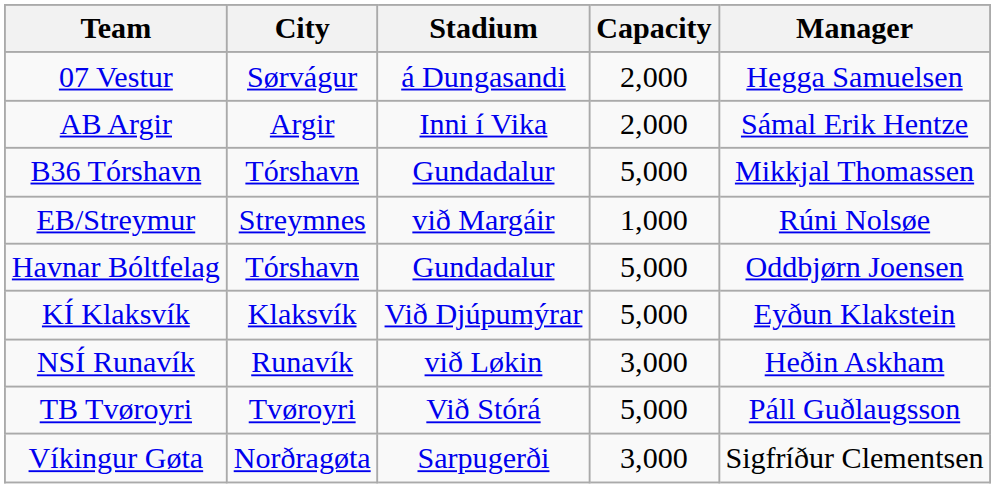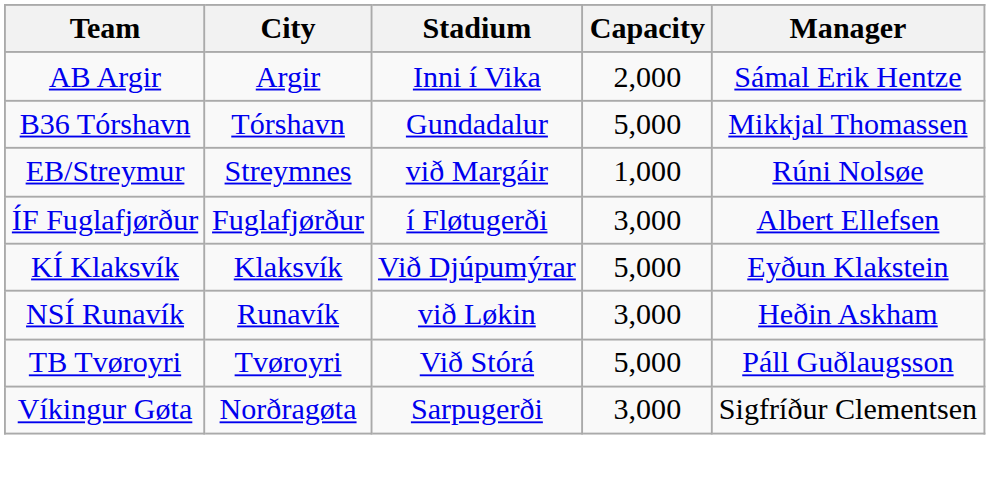- row: (116, 76)
- row: (116, 266)
+ row: (105, 219)
